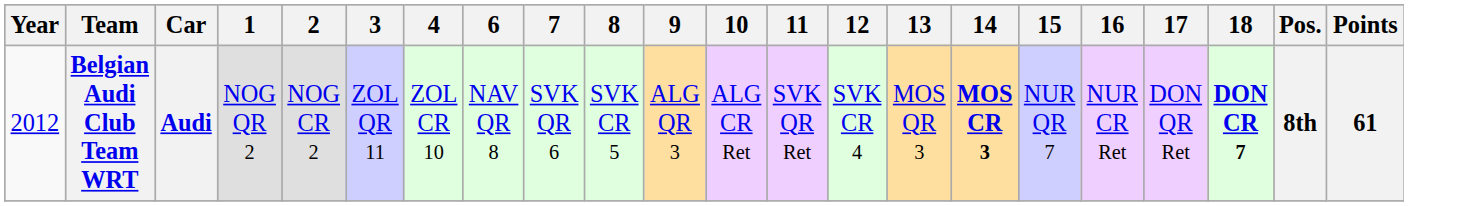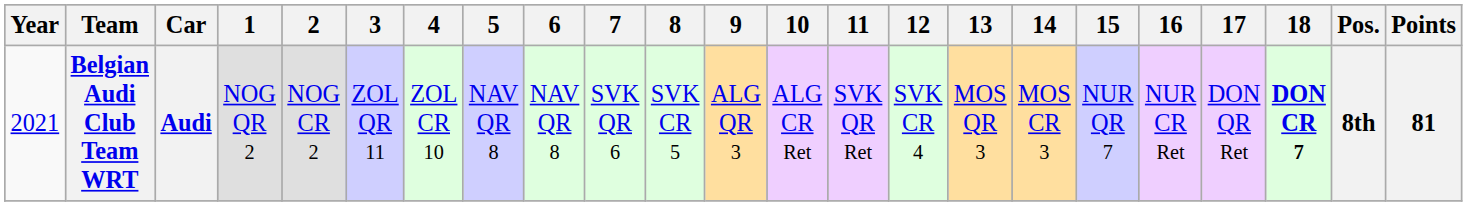+ column: (494, 24)
(35, 122) 2012 -> (35, 122) 2021
(985, 122) bold -> (1044, 122) normal
(1365, 122) 61 -> (1424, 122) 81
